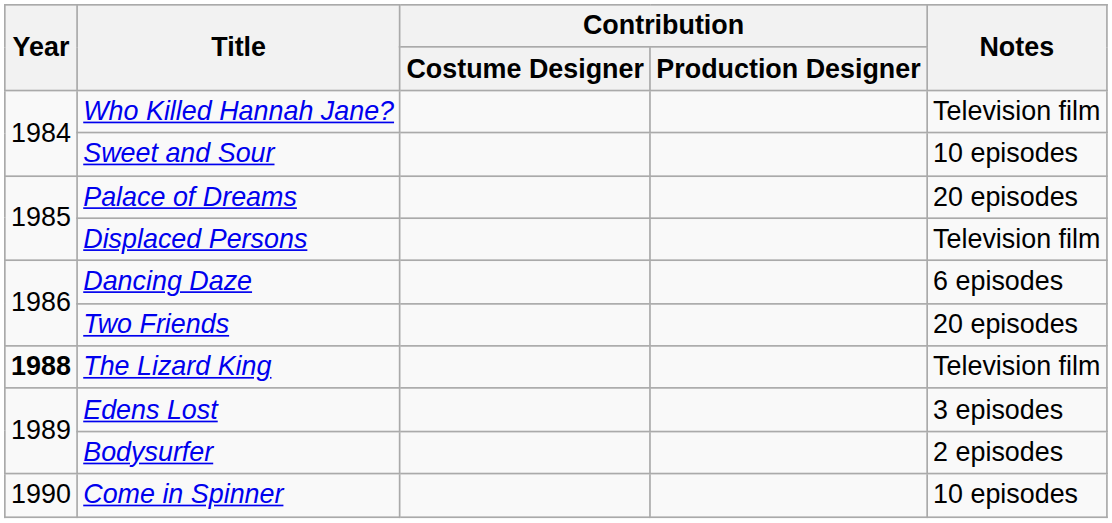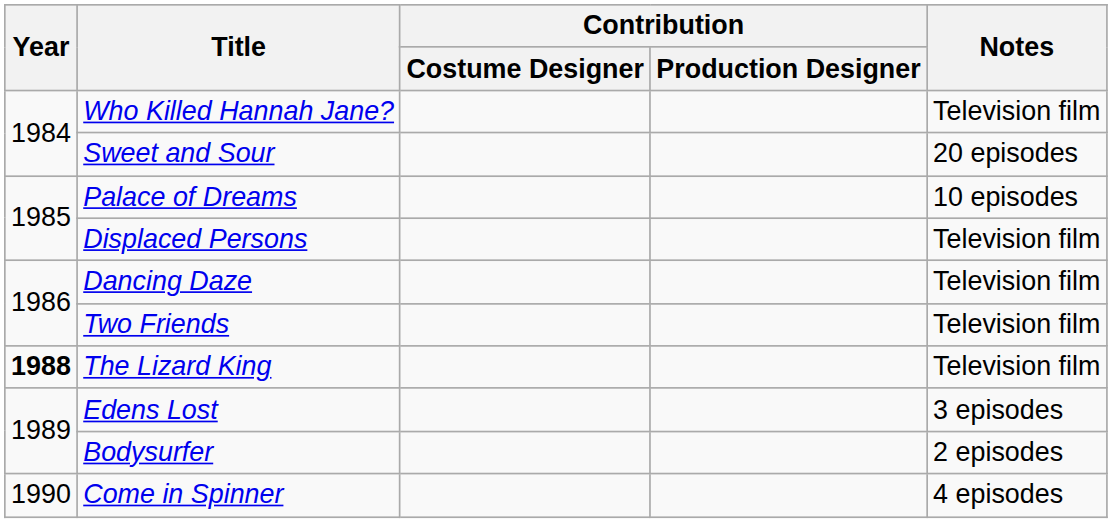(1006, 153) 10 episodes -> (1006, 153) 20 episodes
(1006, 196) 20 episodes -> (1006, 196) 10 episodes
(998, 281) 6 episodes -> (1017, 281) Television film
(1006, 324) 20 episodes -> (1017, 324) Television film
(1006, 494) 10 episodes -> (998, 494) 4 episodes
